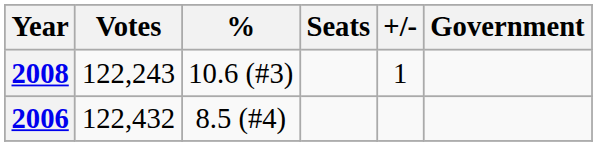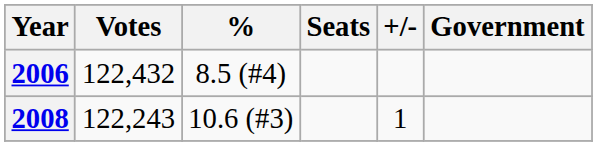rows swapped: (40, 118) <-> (40, 72)
